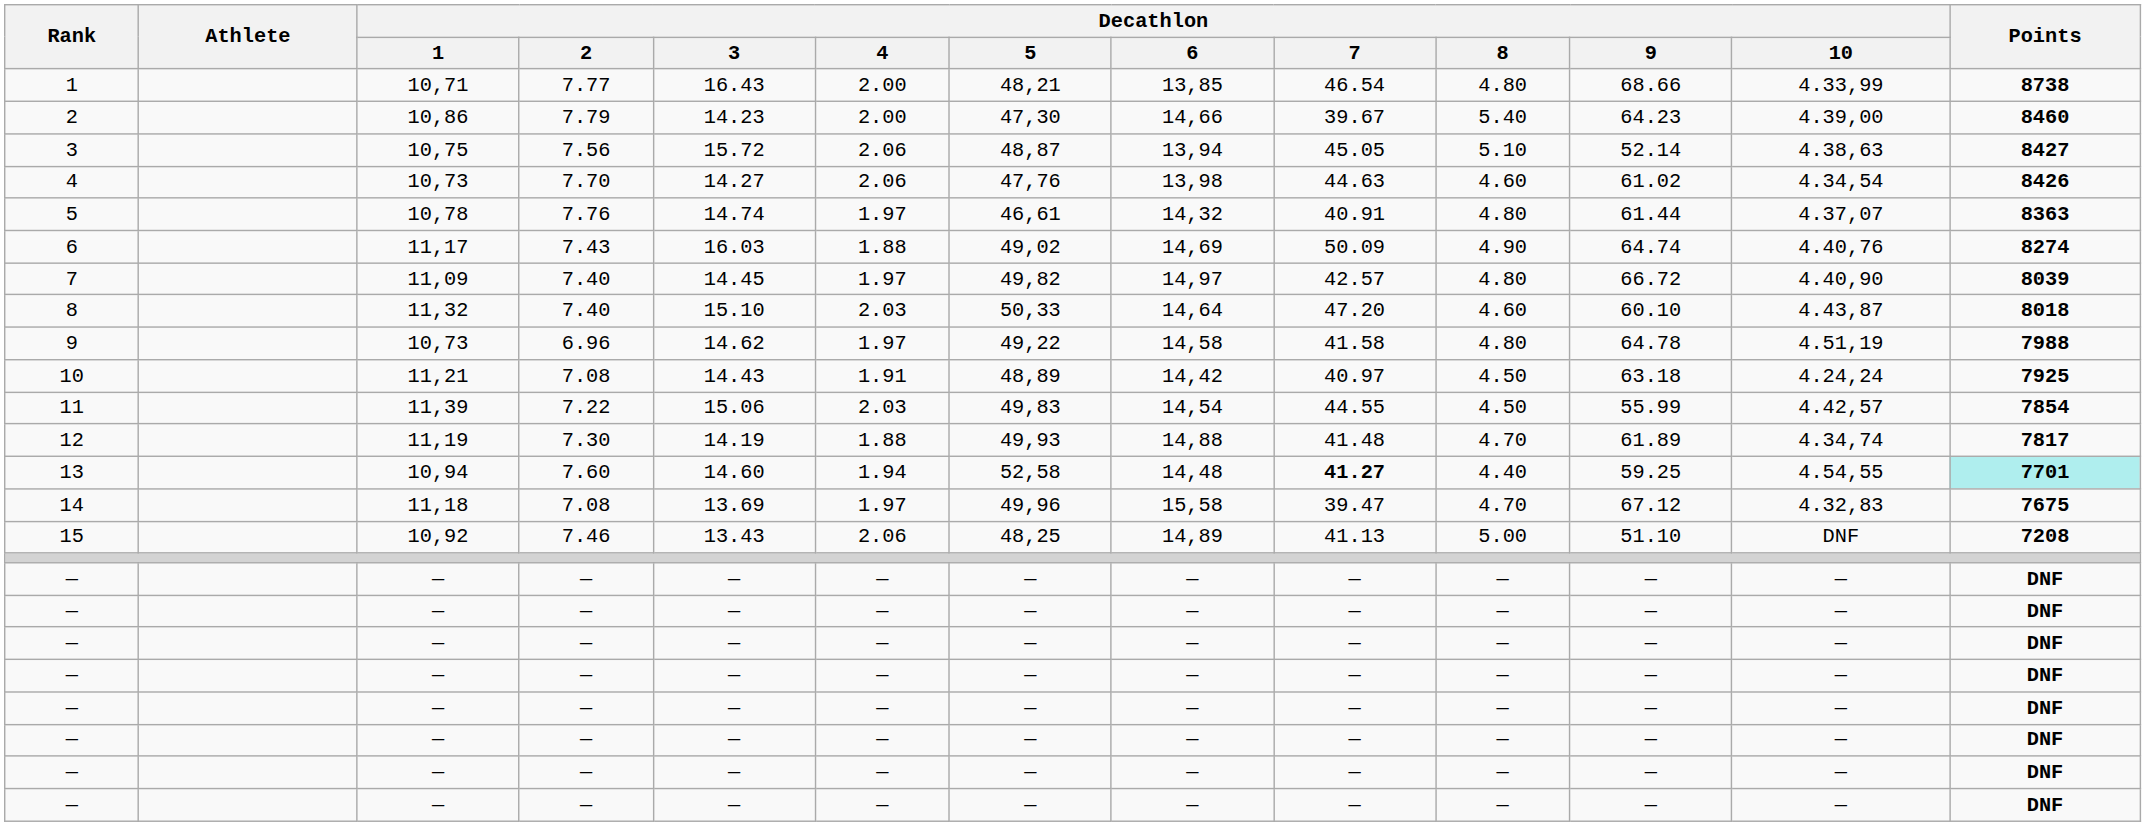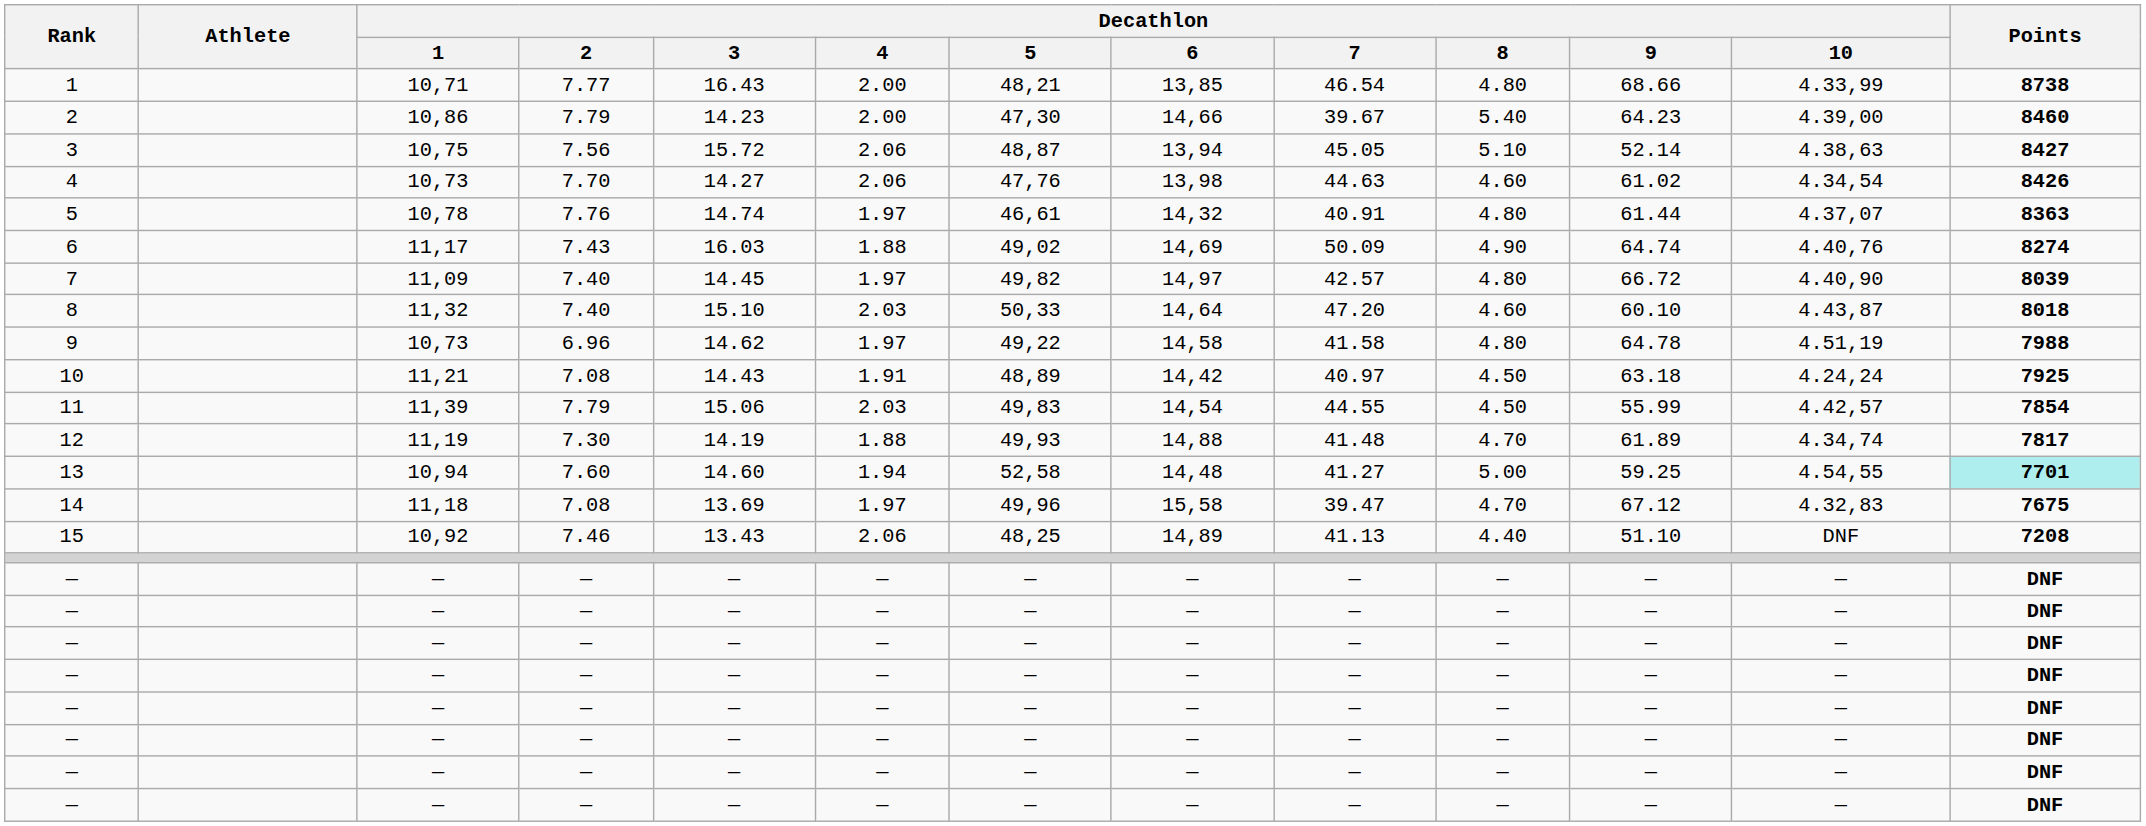(586, 408) 7.22 -> (586, 408) 7.79
(1355, 473) bold -> (1355, 473) normal
(1503, 473) 4.40 -> (1503, 473) 5.00
(1503, 537) 5.00 -> (1503, 537) 4.40
